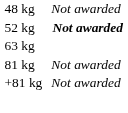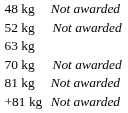(88, 27) bold -> (87, 27) normal
+ row: (20, 64)
